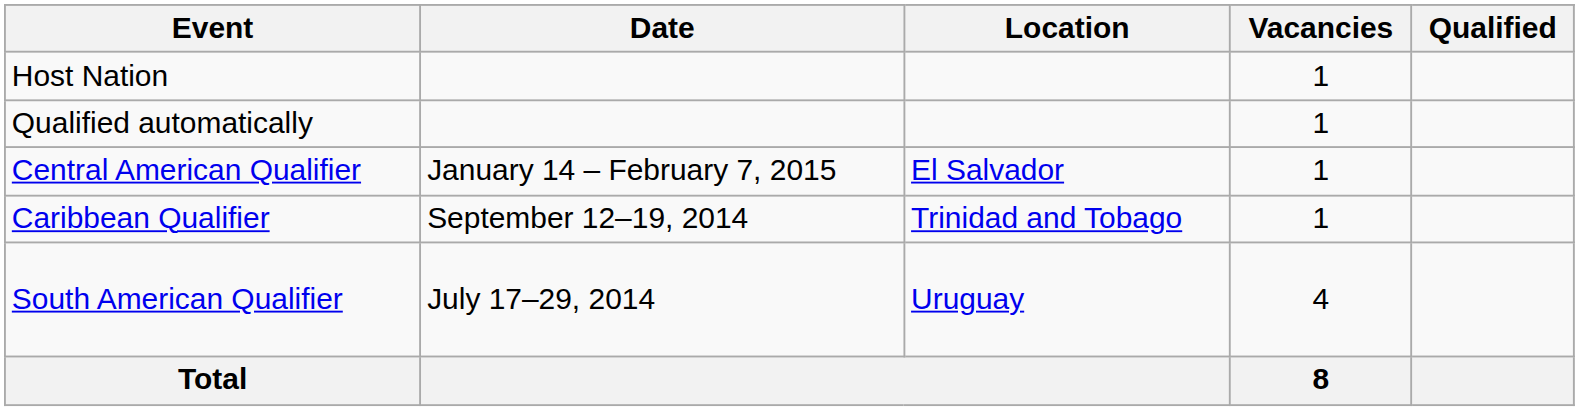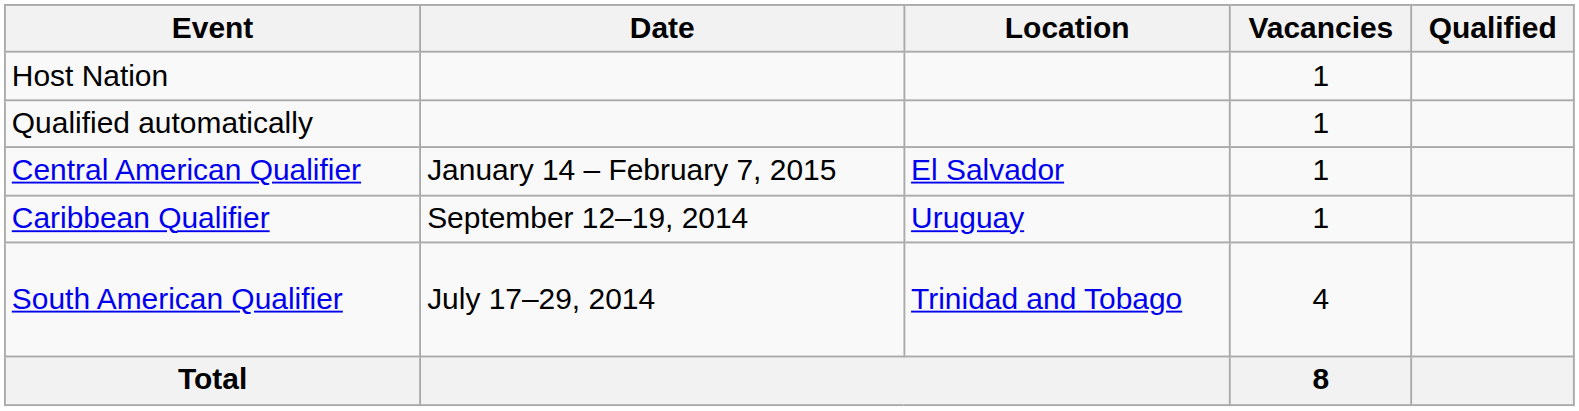(1047, 218) Trinidad and Tobago -> (968, 218) Uruguay
(968, 299) Uruguay -> (1047, 299) Trinidad and Tobago
